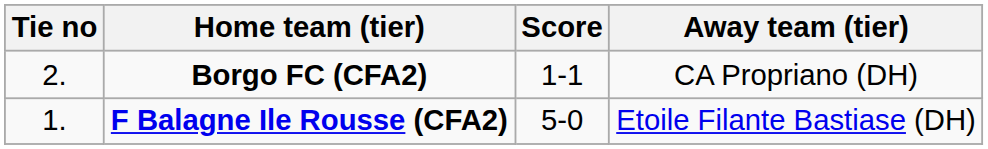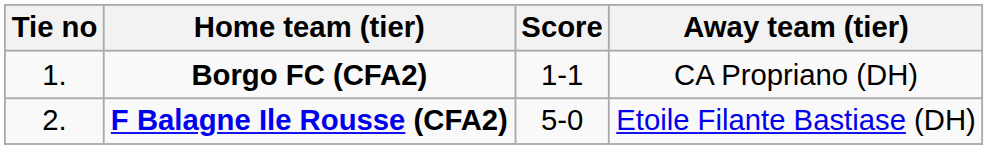(54, 74) 2. -> (54, 74) 1.
(54, 120) 1. -> (54, 120) 2.
